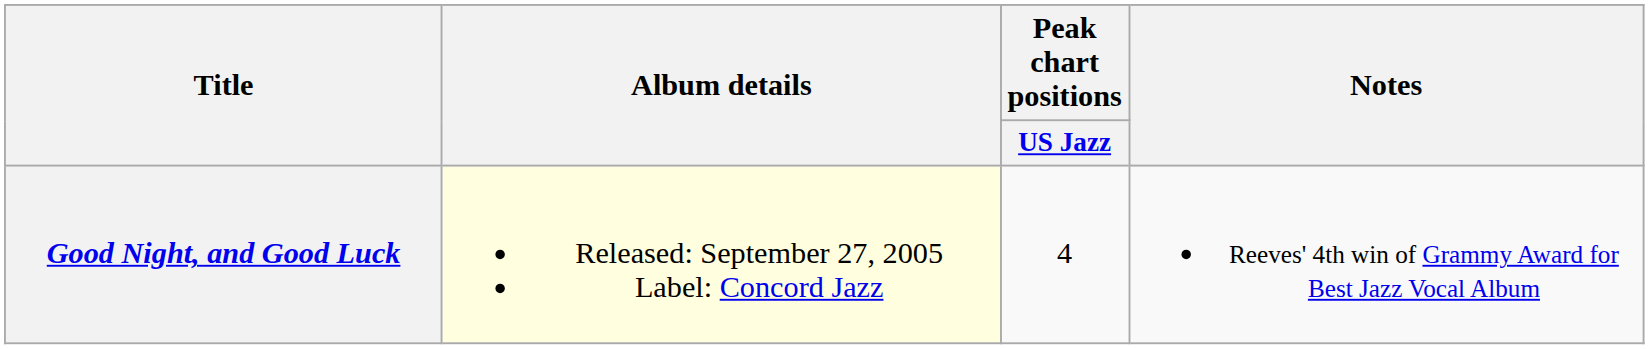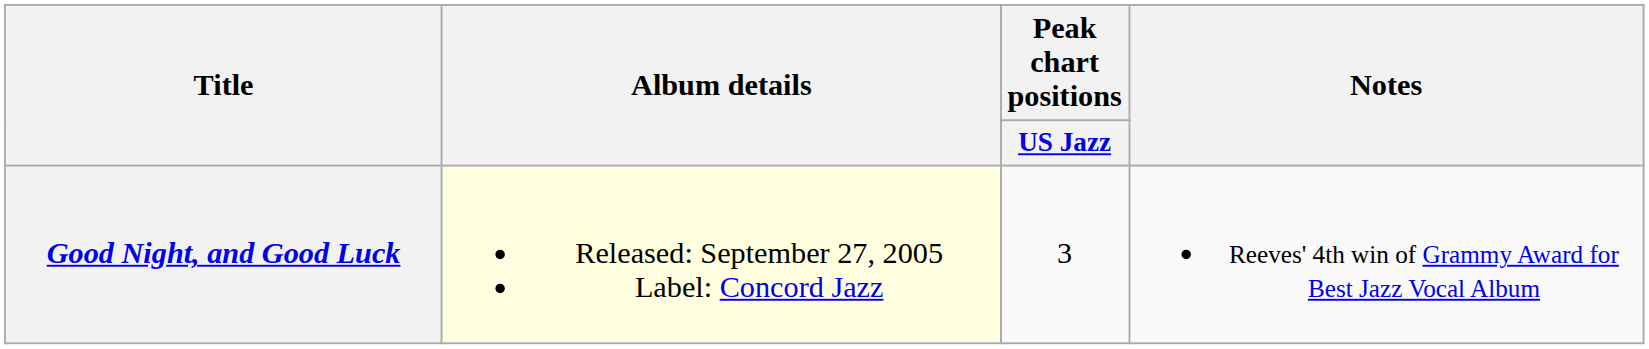(1065, 253) 4 -> (1065, 253) 3
